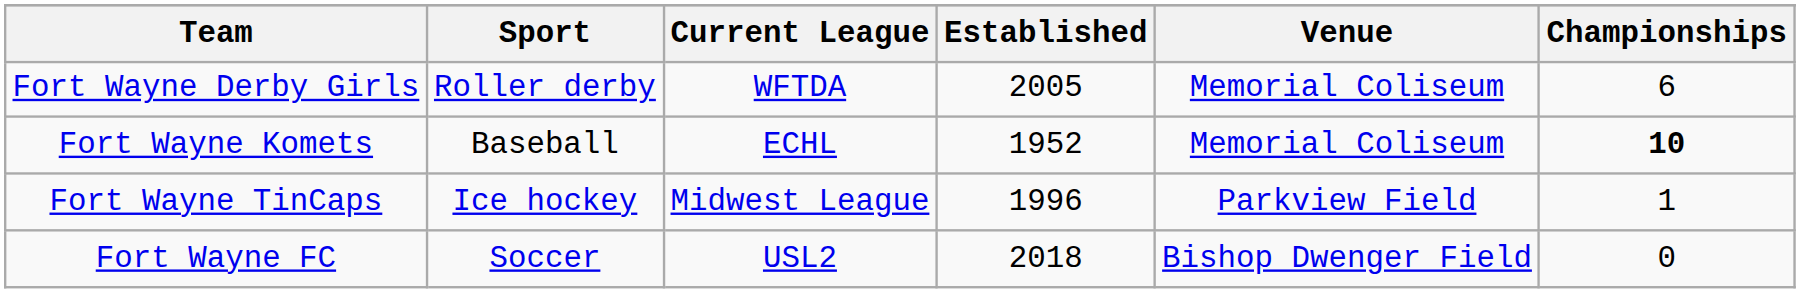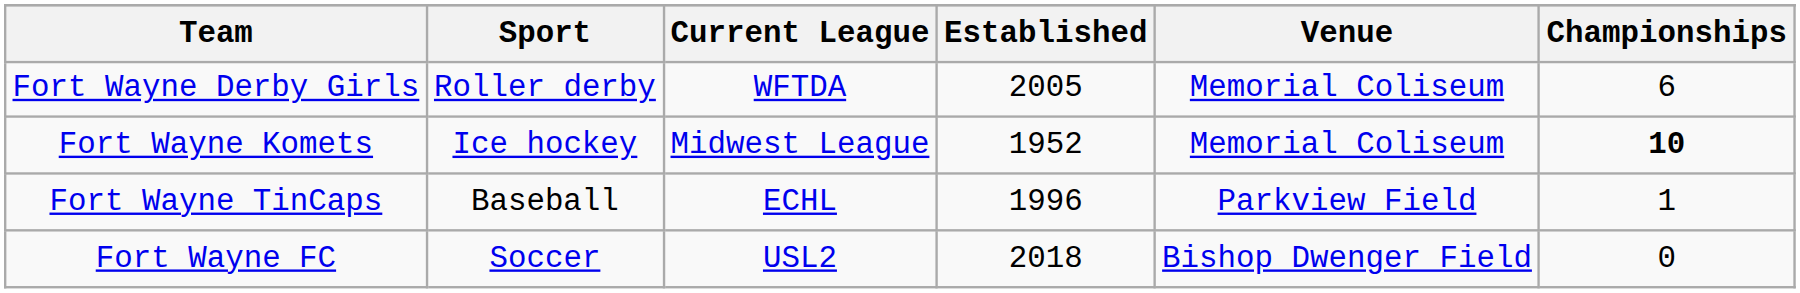(545, 145) Baseball -> (545, 145) Ice hockey
(800, 145) ECHL -> (800, 145) Midwest League
(545, 201) Ice hockey -> (545, 201) Baseball
(800, 201) Midwest League -> (800, 201) ECHL
